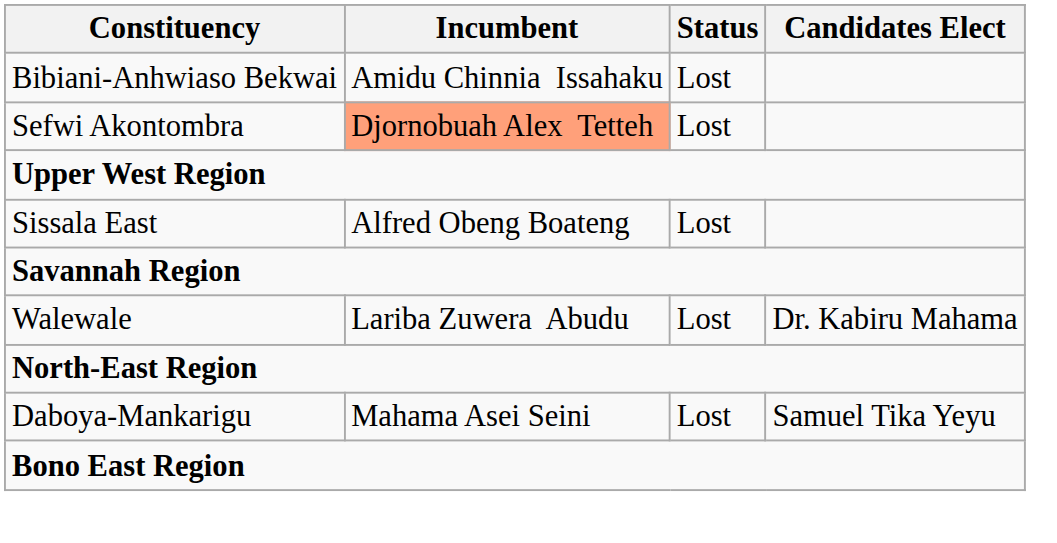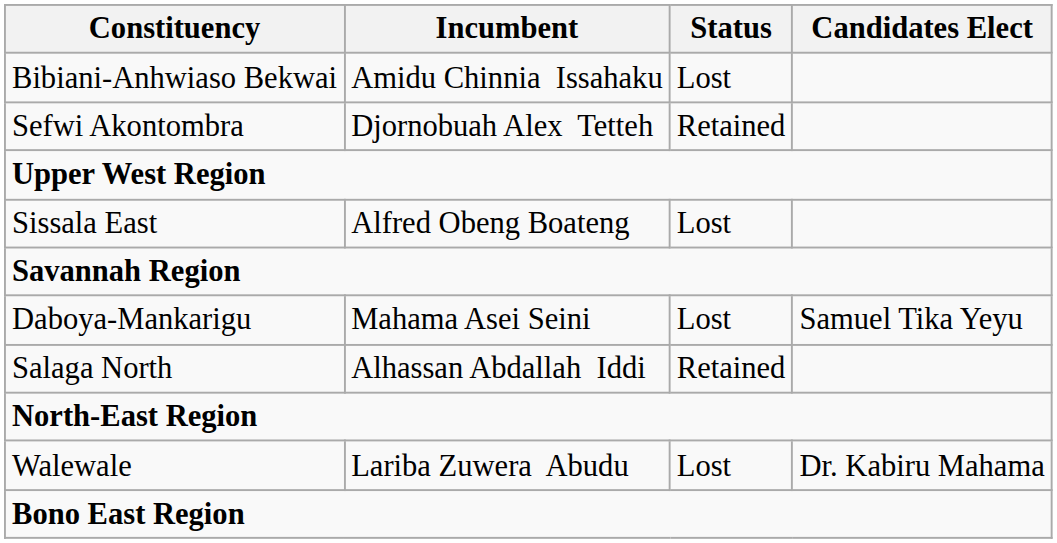(502, 125) lightsalmon background -> (502, 125) no background
(704, 125) Lost -> (731, 125) Retained
rows swapped: (132, 416) <-> (72, 319)
+ row: (92, 367)
